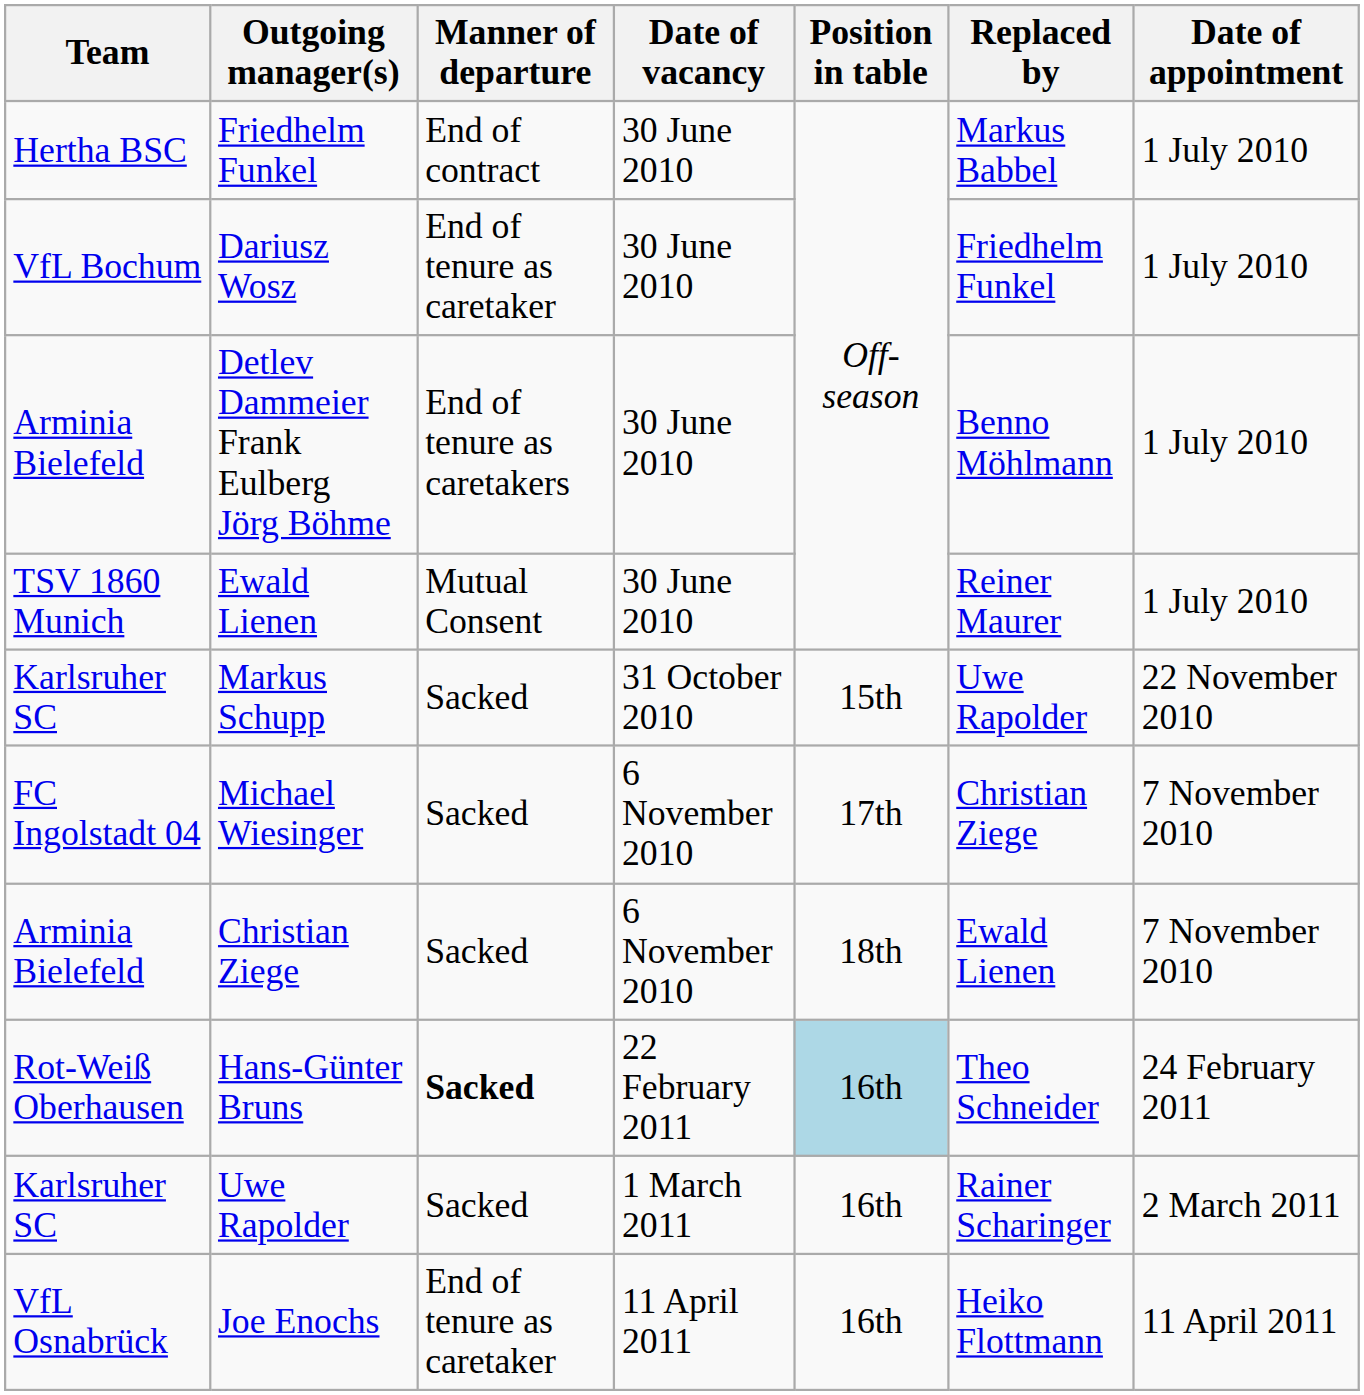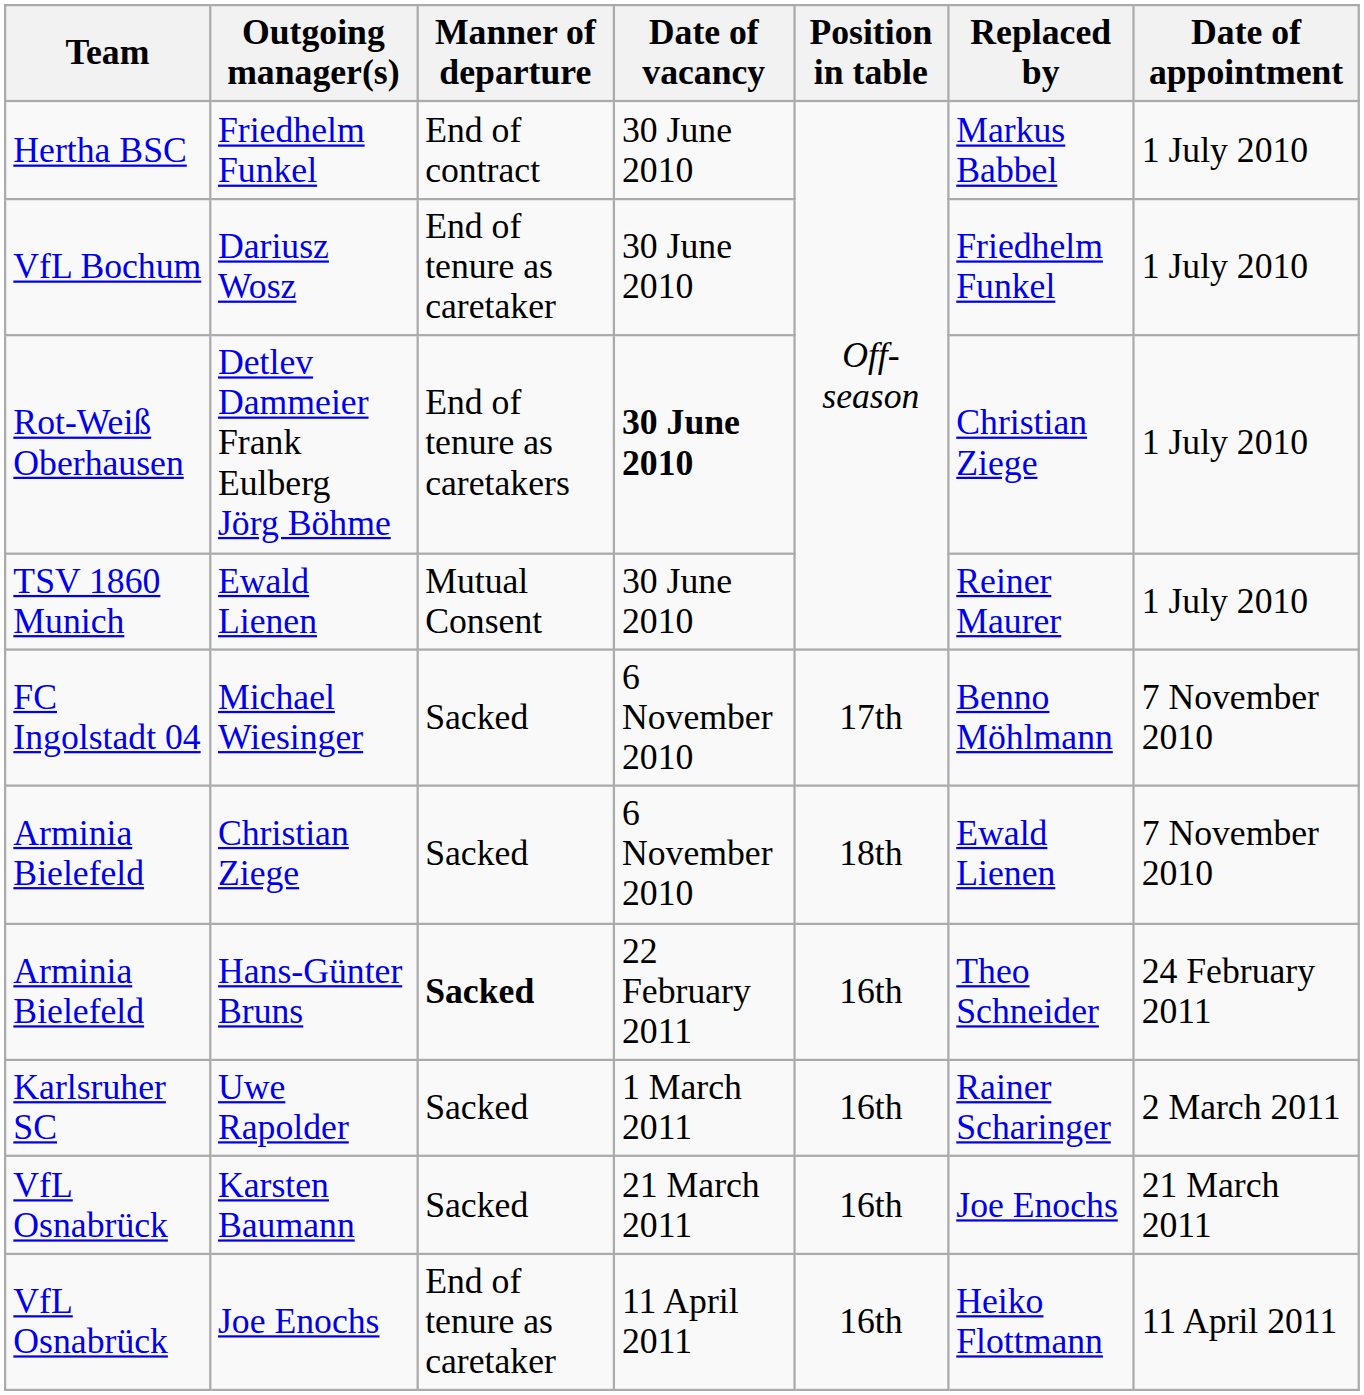(79, 443) Arminia Bielefeld -> (99, 443) Rot-Weiß Oberhausen
(677, 443) normal -> (681, 443) bold
(1035, 443) Benno Möhlmann -> (1022, 443) Christian Ziege
- row: (272, 697)
(1022, 813) Christian Ziege -> (1035, 717) Benno Möhlmann
(99, 1087) Rot-Weiß Oberhausen -> (79, 990) Arminia Bielefeld
(871, 1087) lightblue background -> (871, 990) no background
+ row: (286, 1204)
